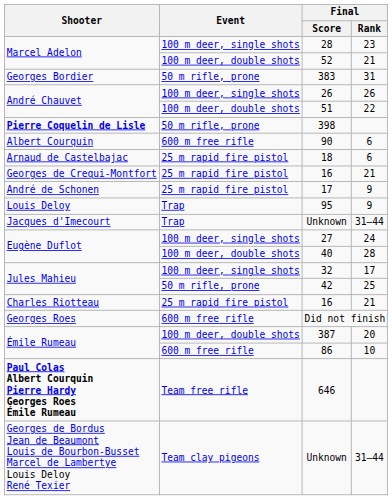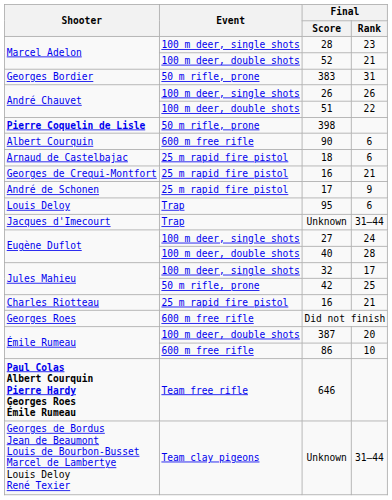(369, 206) 9 -> (369, 206) 6
